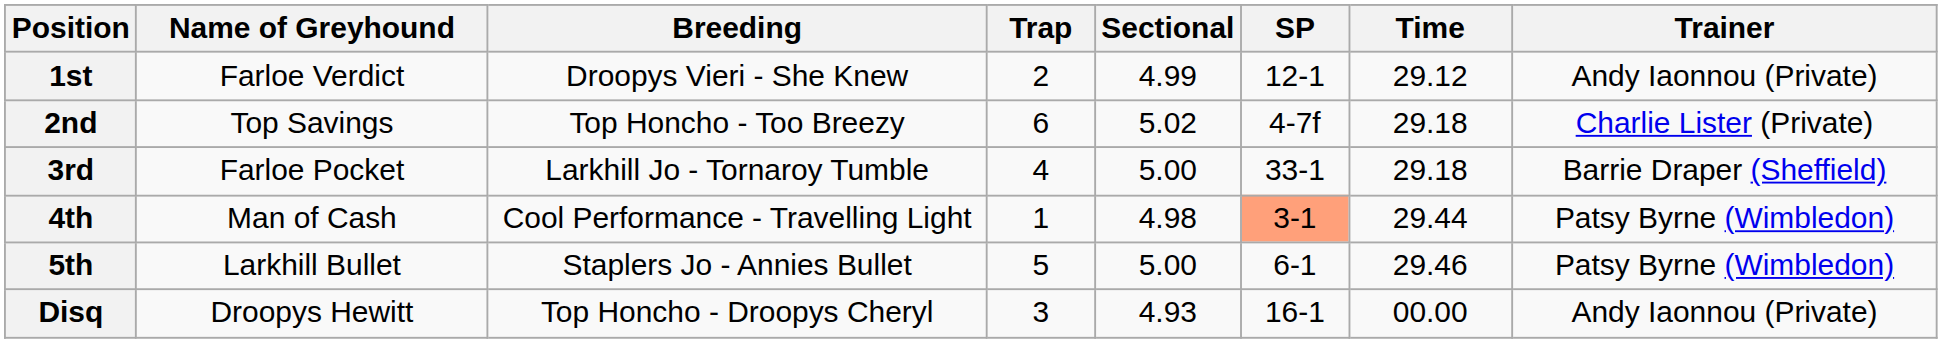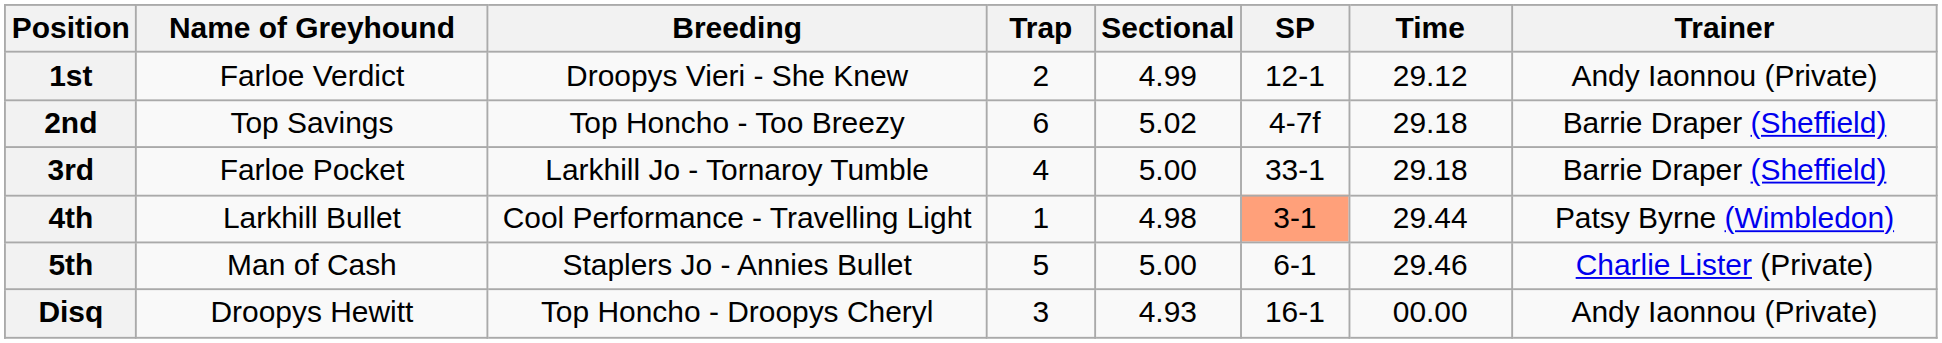(1725, 123) Charlie Lister (Private) -> (1725, 123) Barrie Draper (Sheffield)
(312, 218) Man of Cash -> (312, 218) Larkhill Bullet
(312, 265) Larkhill Bullet -> (312, 265) Man of Cash
(1725, 265) Patsy Byrne (Wimbledon) -> (1725, 265) Charlie Lister (Private)
